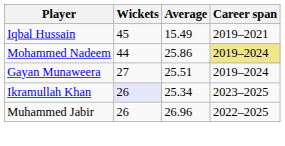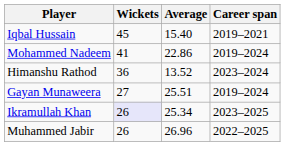(178, 33) 15.49 -> (178, 33) 15.40
(123, 53) 44 -> (123, 53) 41
(178, 53) 25.86 -> (178, 53) 22.86
(241, 53) khaki background -> (241, 53) no background
+ row: (52, 72)
